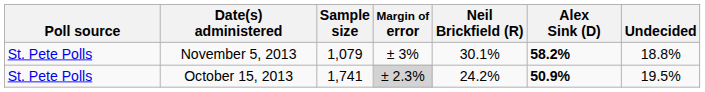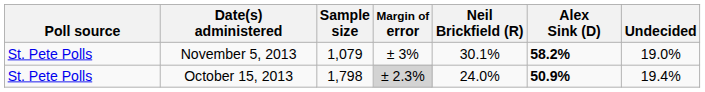(661, 53) 18.8% -> (661, 53) 19.0%
(345, 76) 1,741 -> (345, 76) 1,798
(480, 76) 24.2% -> (480, 76) 24.0%
(661, 76) 19.5% -> (661, 76) 19.4%
